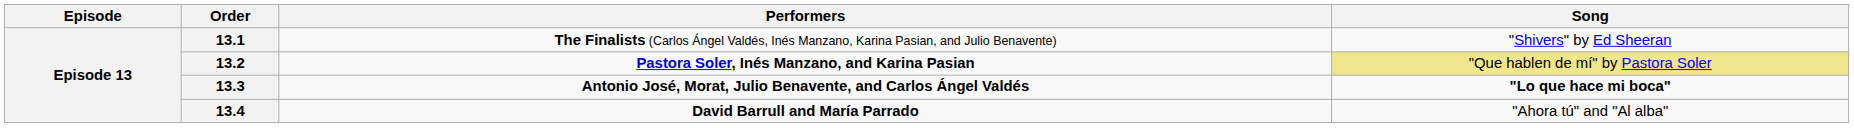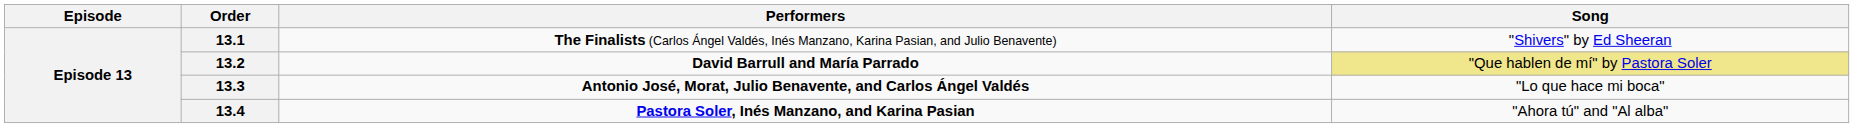(806, 63) Pastora Soler, Inés Manzano, and Karina Pasian -> (806, 63) David Barrull and María Parrado
(1590, 87) bold -> (1590, 87) normal
(806, 110) David Barrull and María Parrado -> (806, 110) Pastora Soler, Inés Manzano, and Karina Pasian
